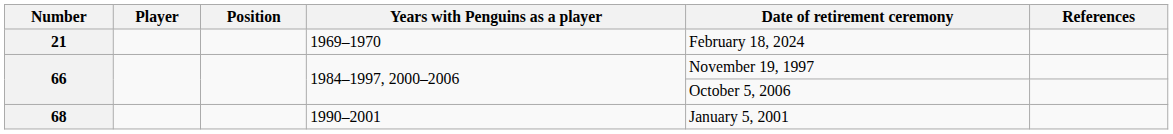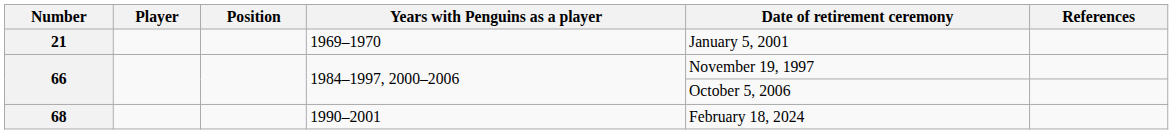(747, 41) February 18, 2024 -> (739, 41) January 5, 2001
(739, 116) January 5, 2001 -> (747, 116) February 18, 2024
